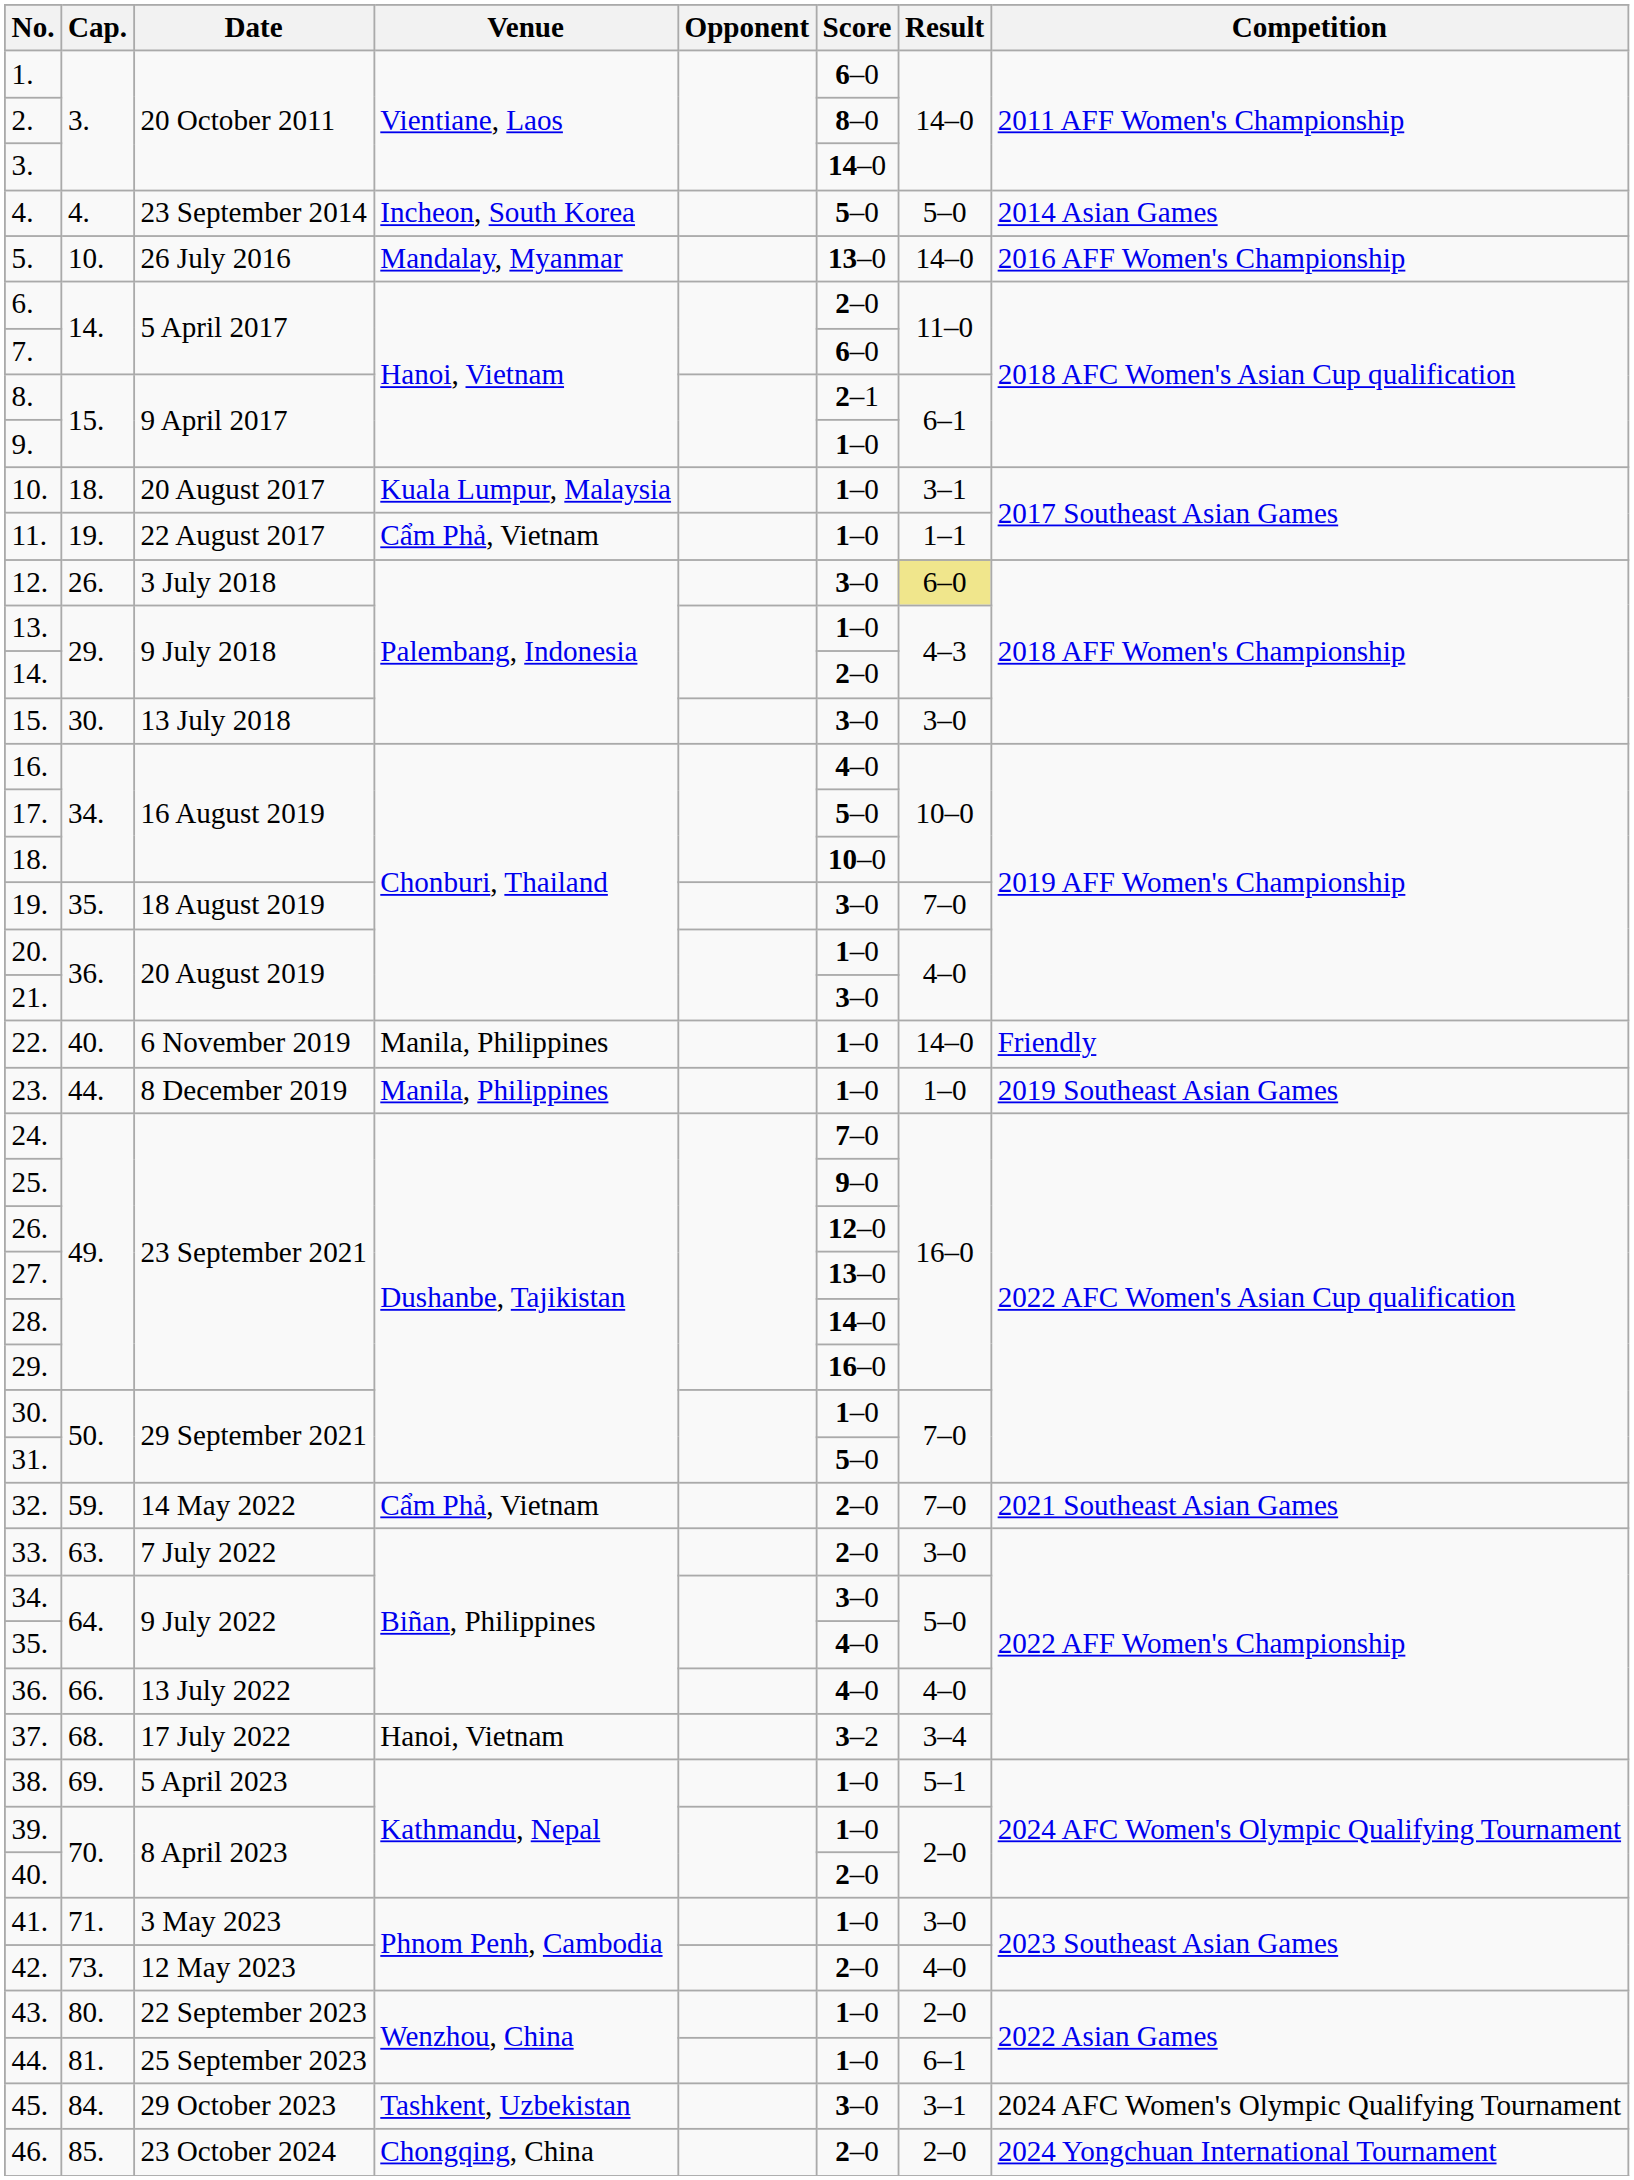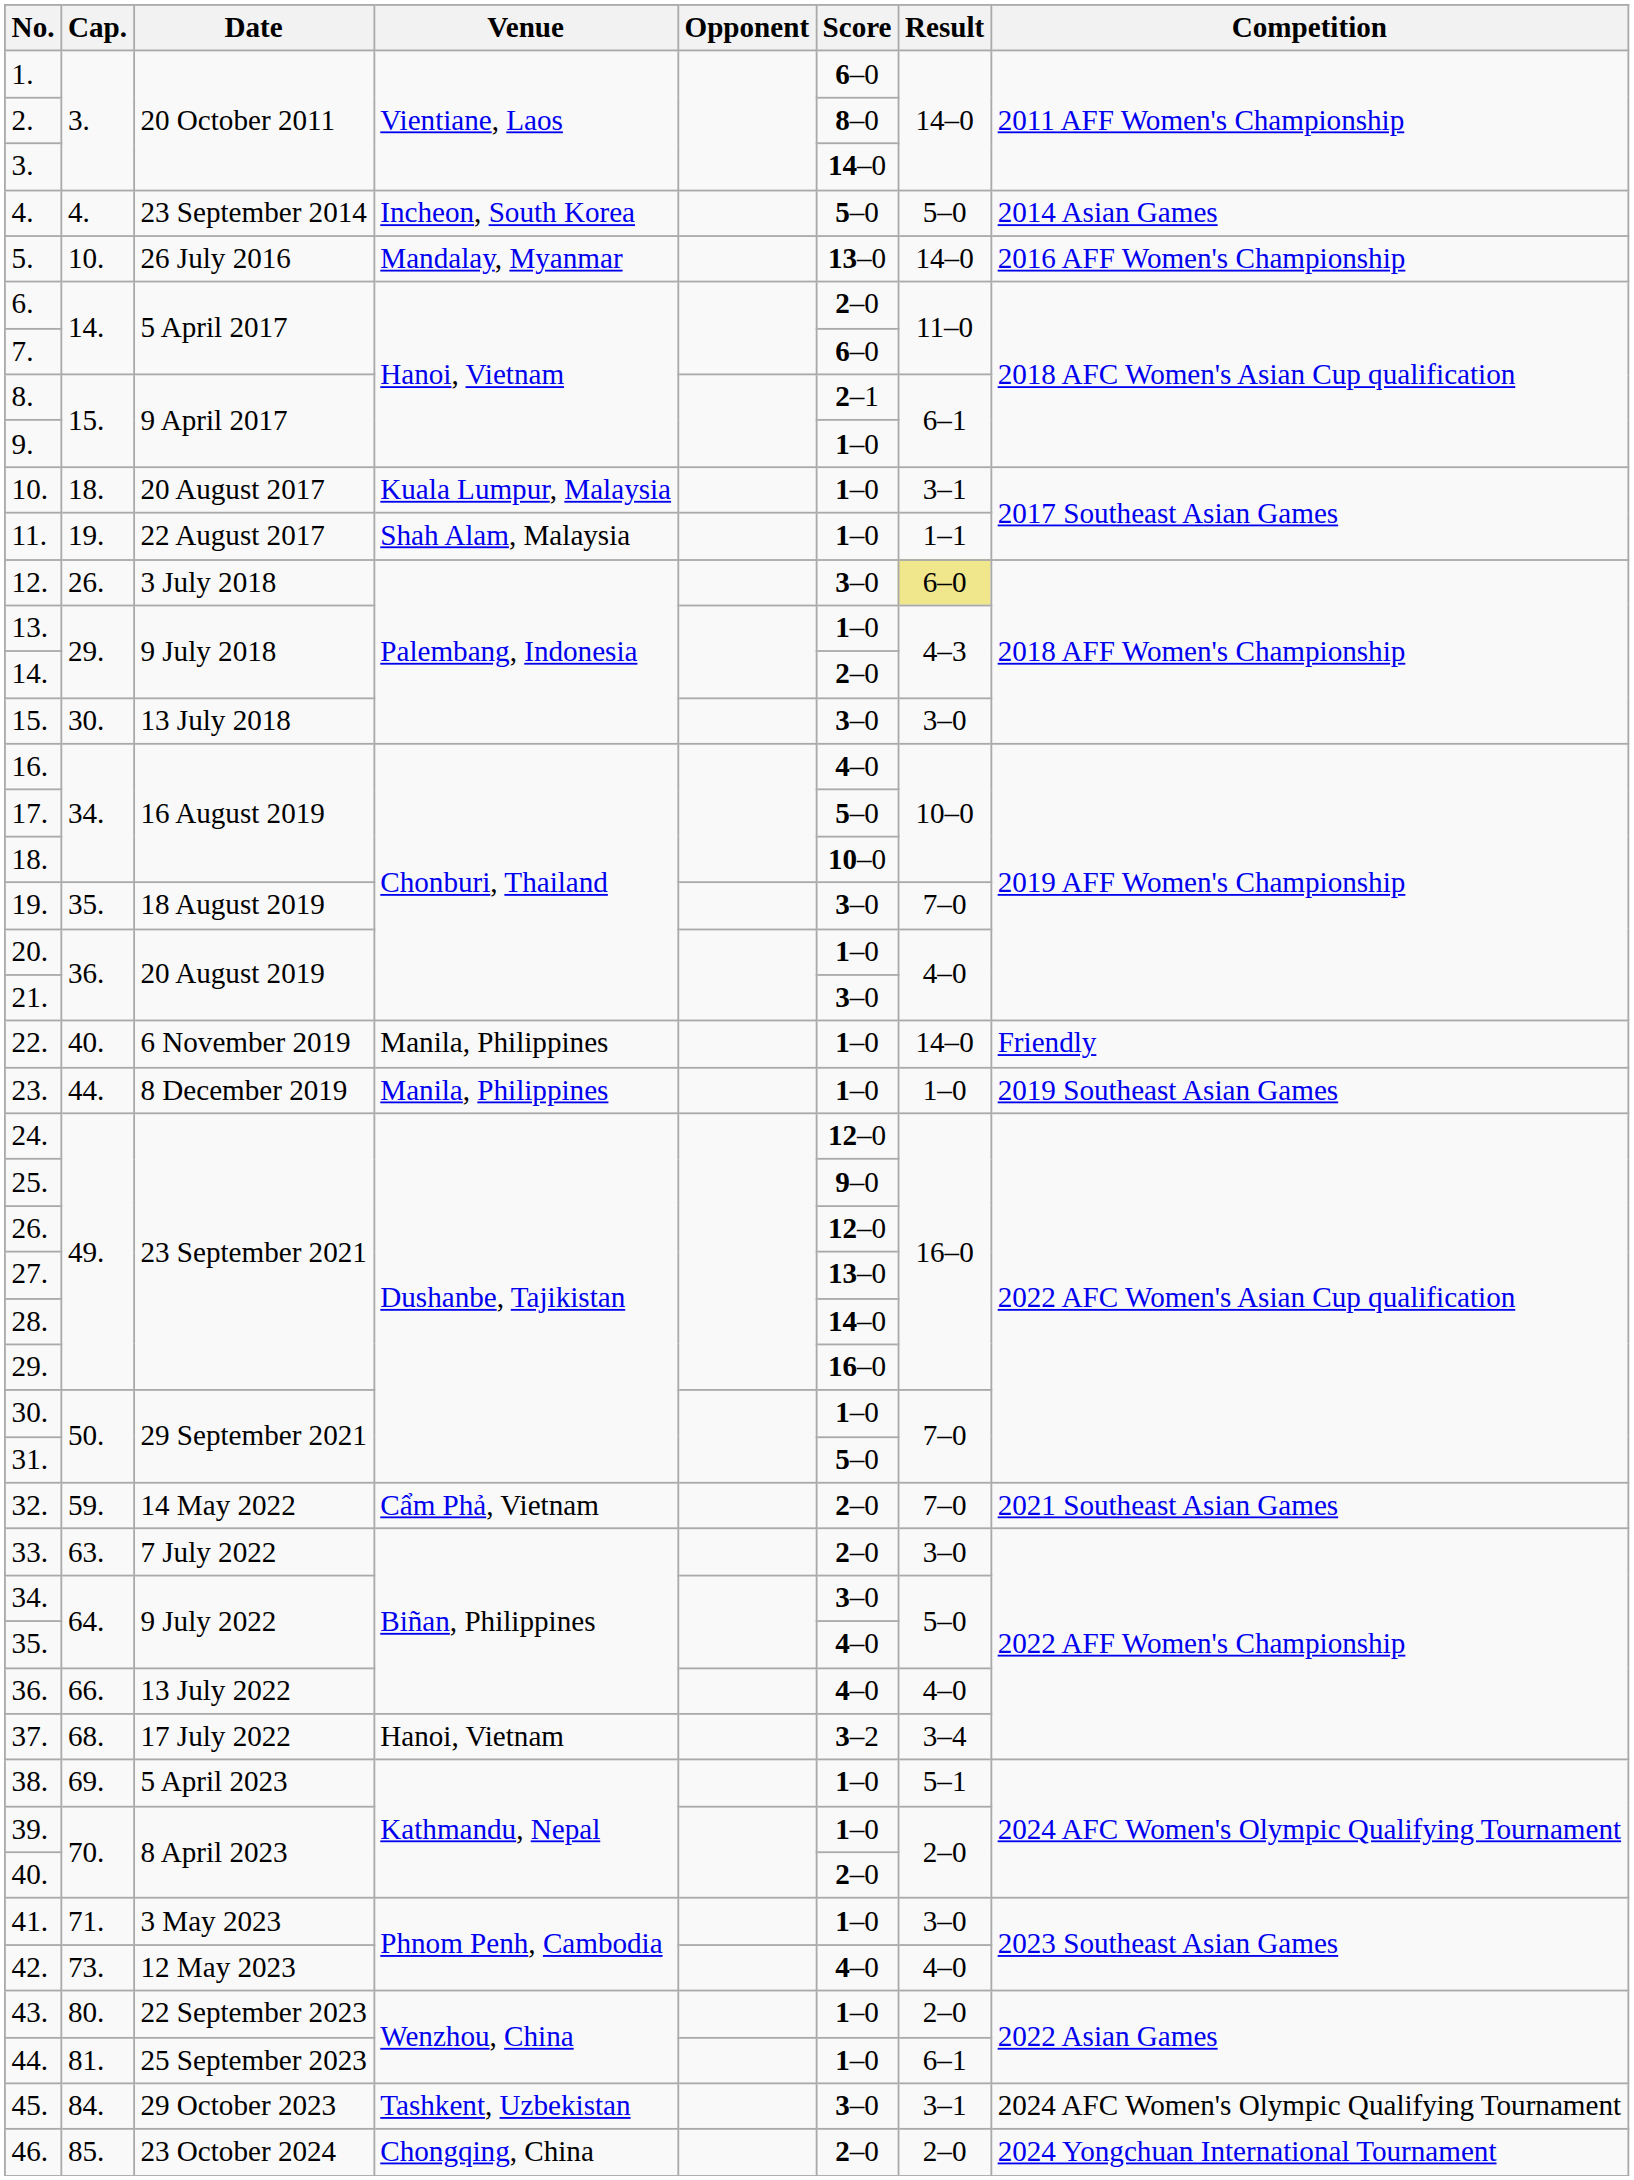(490, 535) Cẩm Phả, Vietnam -> (505, 535) Shah Alam, Malaysia
(857, 1135) 7–0 -> (857, 1135) 12–0
(857, 1967) 2–0 -> (857, 1967) 4–0
